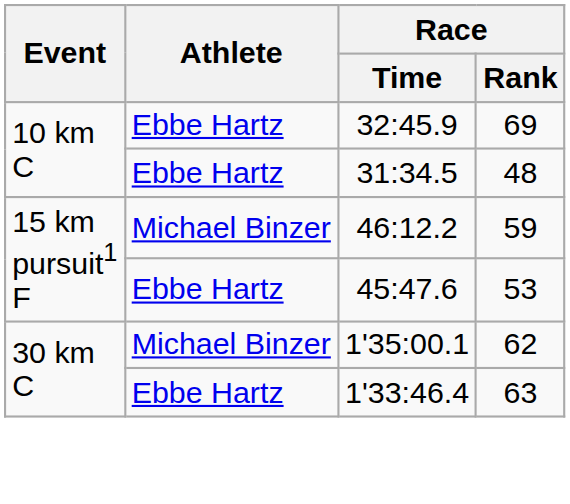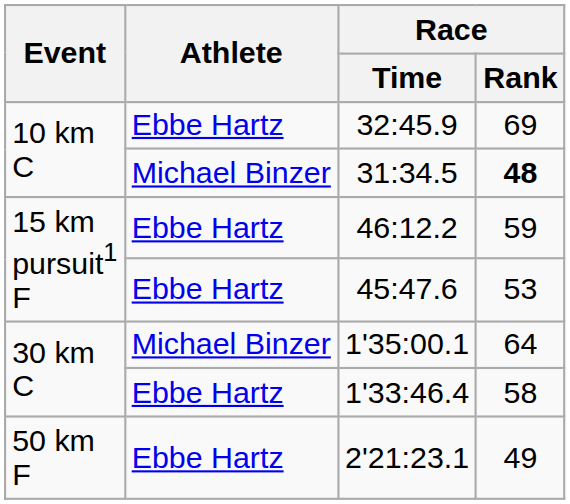(208, 173) Ebbe Hartz -> (231, 173) Michael Binzer
(520, 173) normal -> (520, 173) bold
(231, 228) Michael Binzer -> (208, 228) Ebbe Hartz
(520, 345) 62 -> (520, 345) 64
(520, 393) 63 -> (520, 393) 58
+ row: (407, 458)
